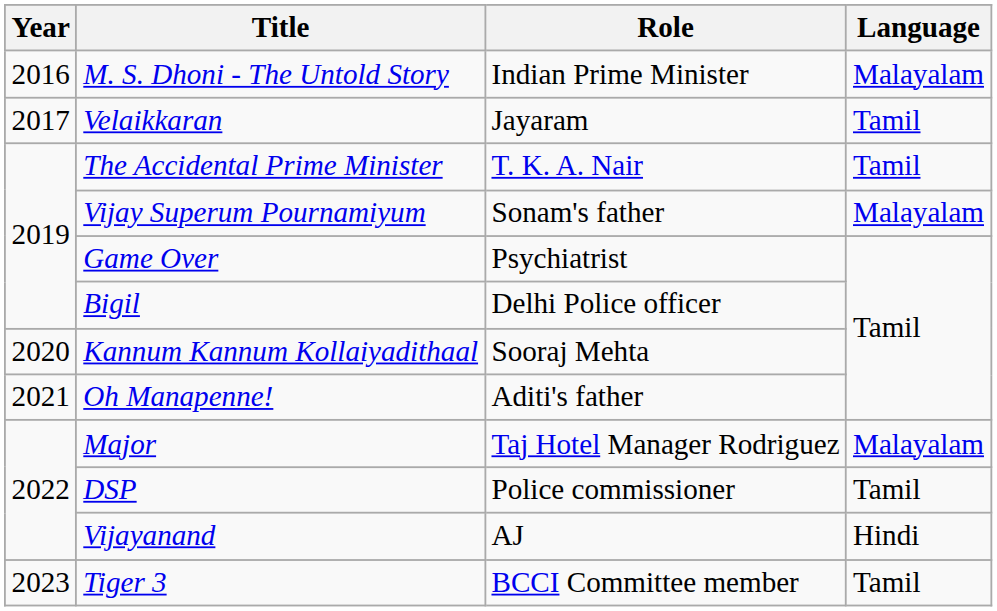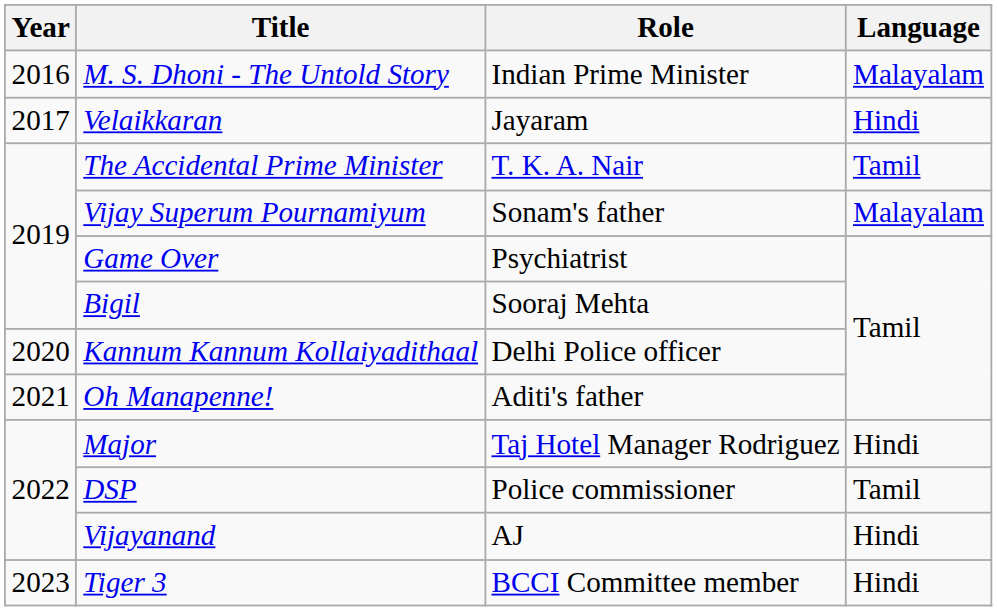(887, 119) Tamil -> (886, 119) Hindi
(606, 304) Delhi Police officer -> (570, 304) Sooraj Mehta
(570, 350) Sooraj Mehta -> (606, 350) Delhi Police officer
(918, 443) Malayalam -> (886, 443) Hindi
(887, 581) Tamil -> (886, 581) Hindi
